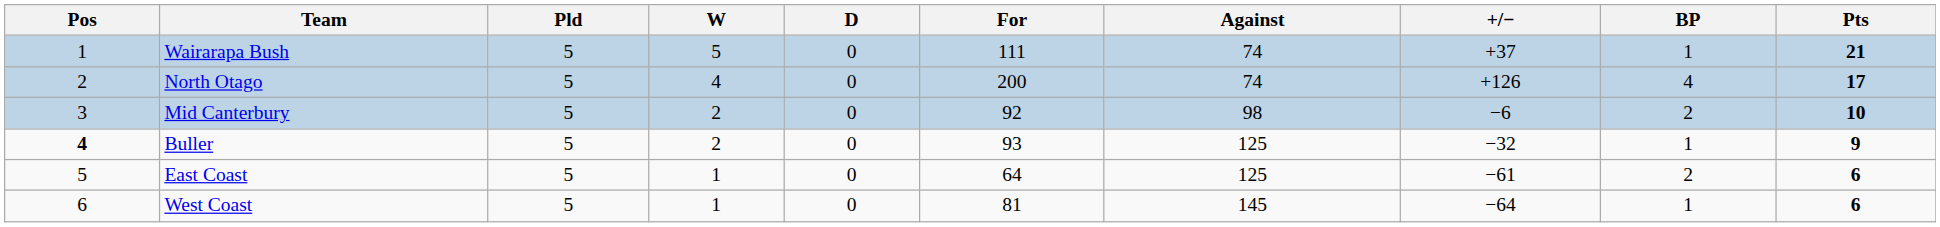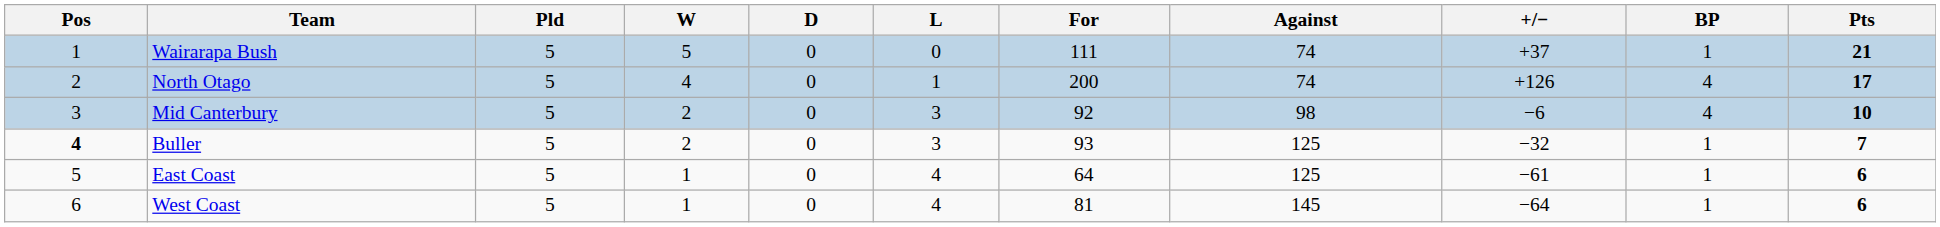+ column: (936, 19)
(1688, 112) 2 -> (1707, 112) 4
(1856, 143) 9 -> (1862, 143) 7
(1688, 174) 2 -> (1707, 174) 1
